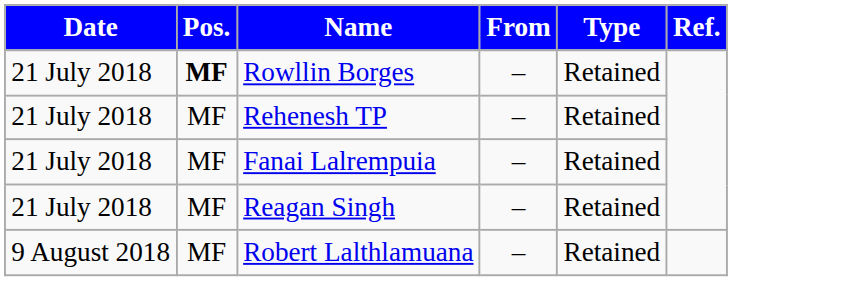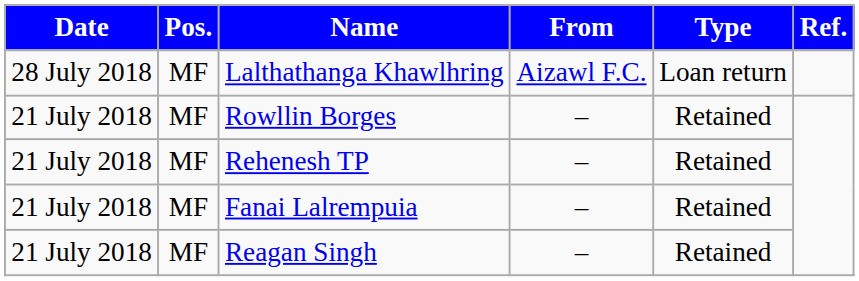+ row: (364, 72)
(207, 72) bold -> (188, 117) normal
- row: (358, 251)
